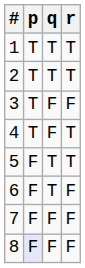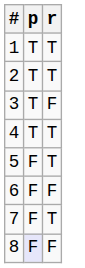- column: (52, 19)
(71, 219) F -> (52, 219) T
